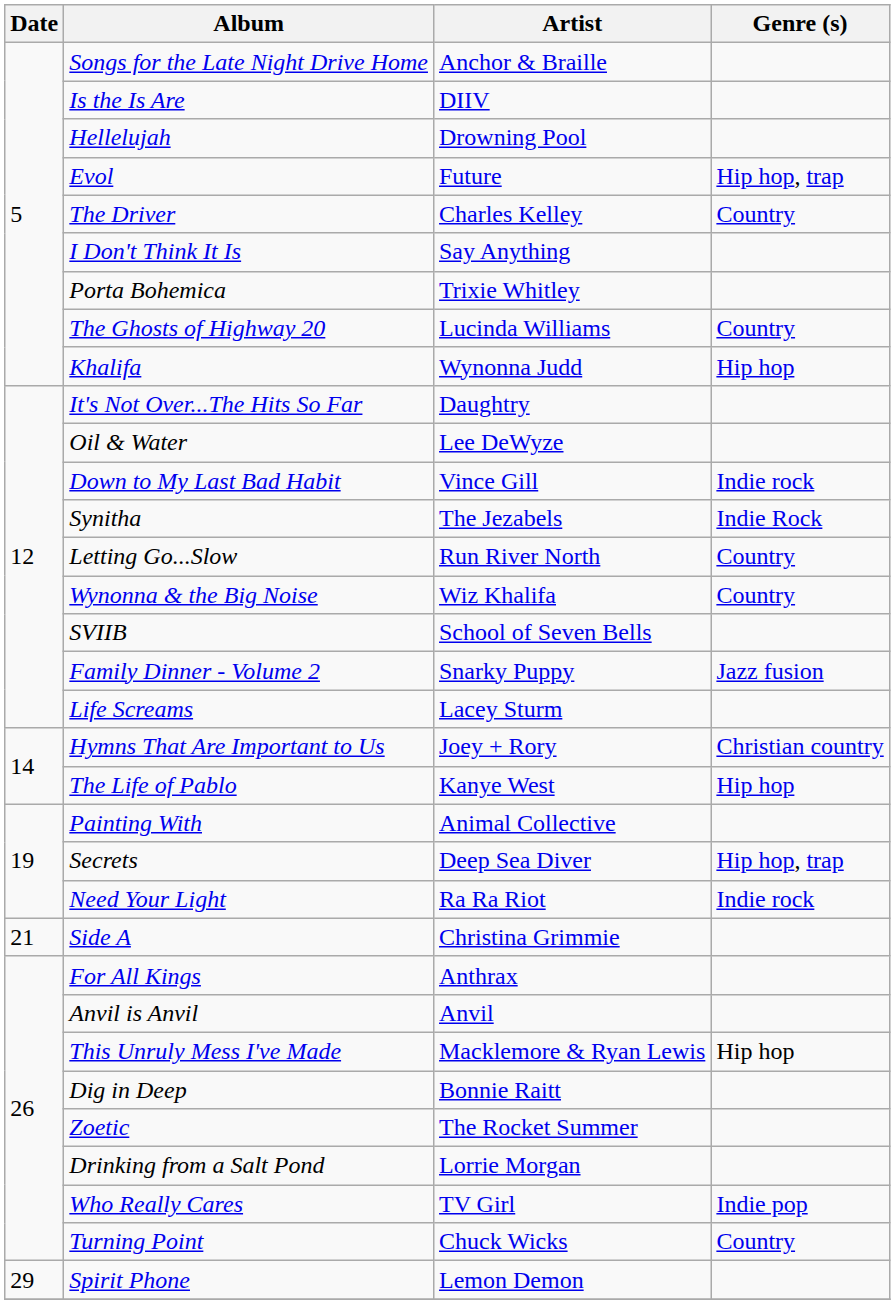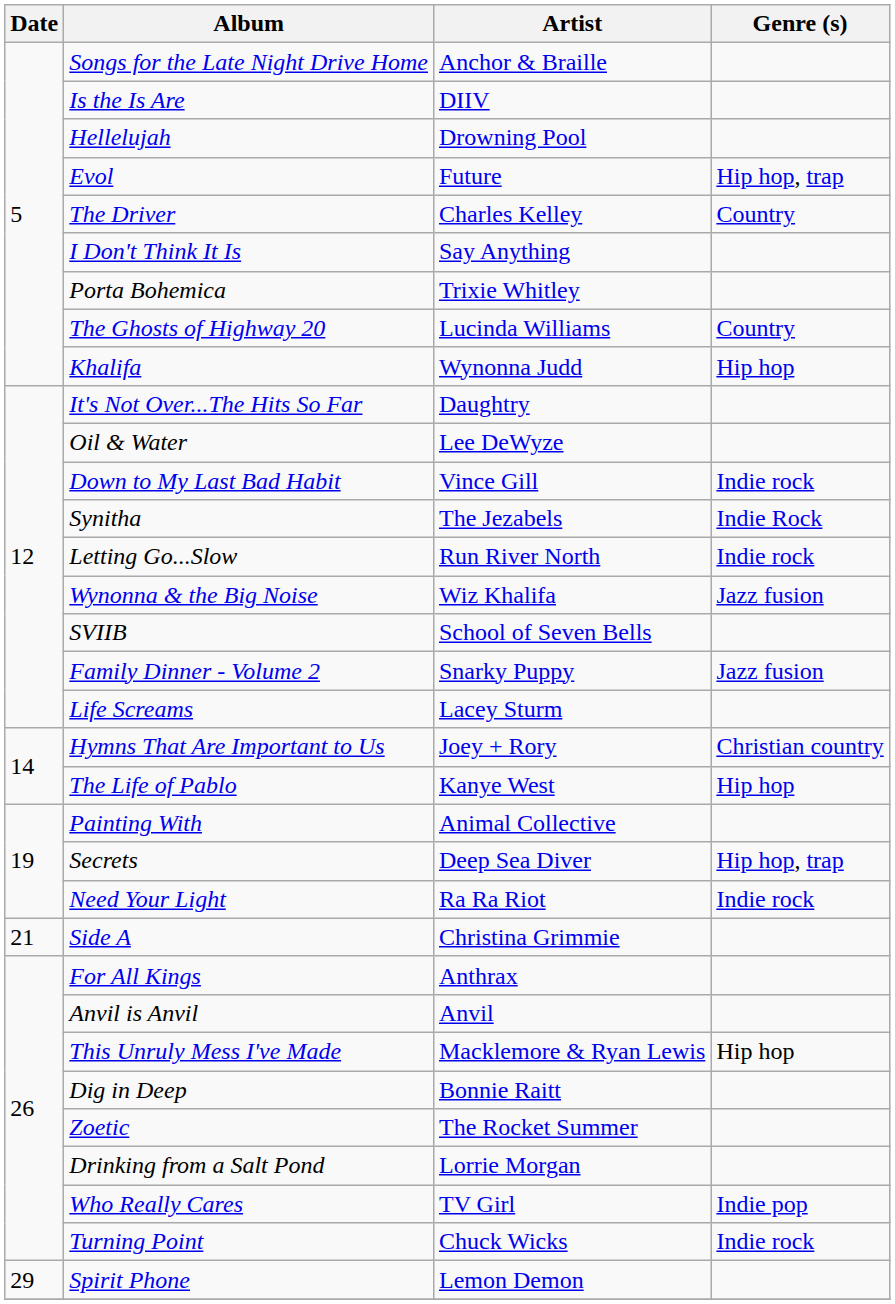(756, 556) Country -> (765, 556) Indie rock
(756, 594) Country -> (770, 594) Jazz fusion
(756, 1241) Country -> (765, 1241) Indie rock
